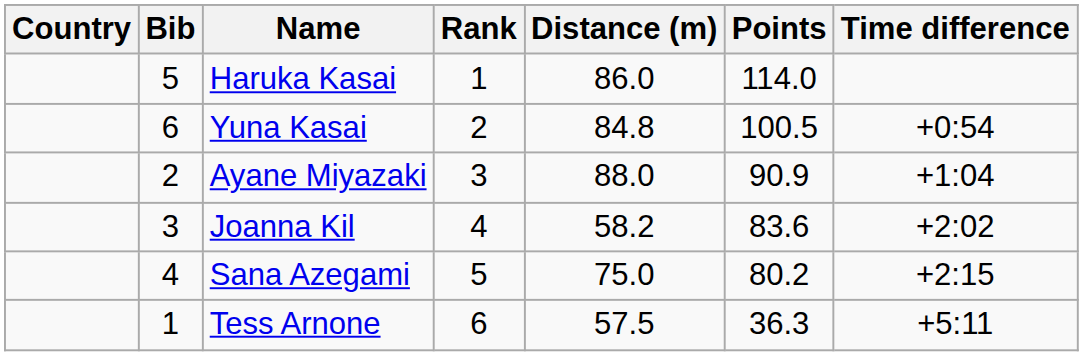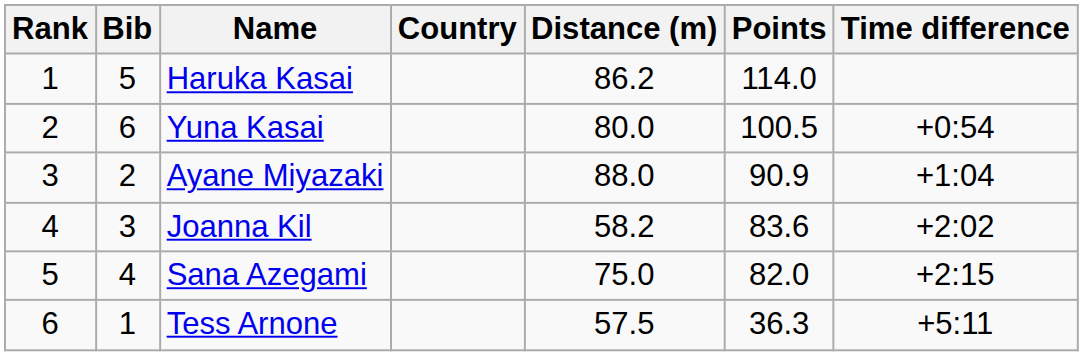columns swapped: (479, 29) <-> (72, 29)
(624, 78) 86.0 -> (624, 78) 86.2
(624, 127) 84.8 -> (624, 127) 80.0
(779, 275) 80.2 -> (779, 275) 82.0
